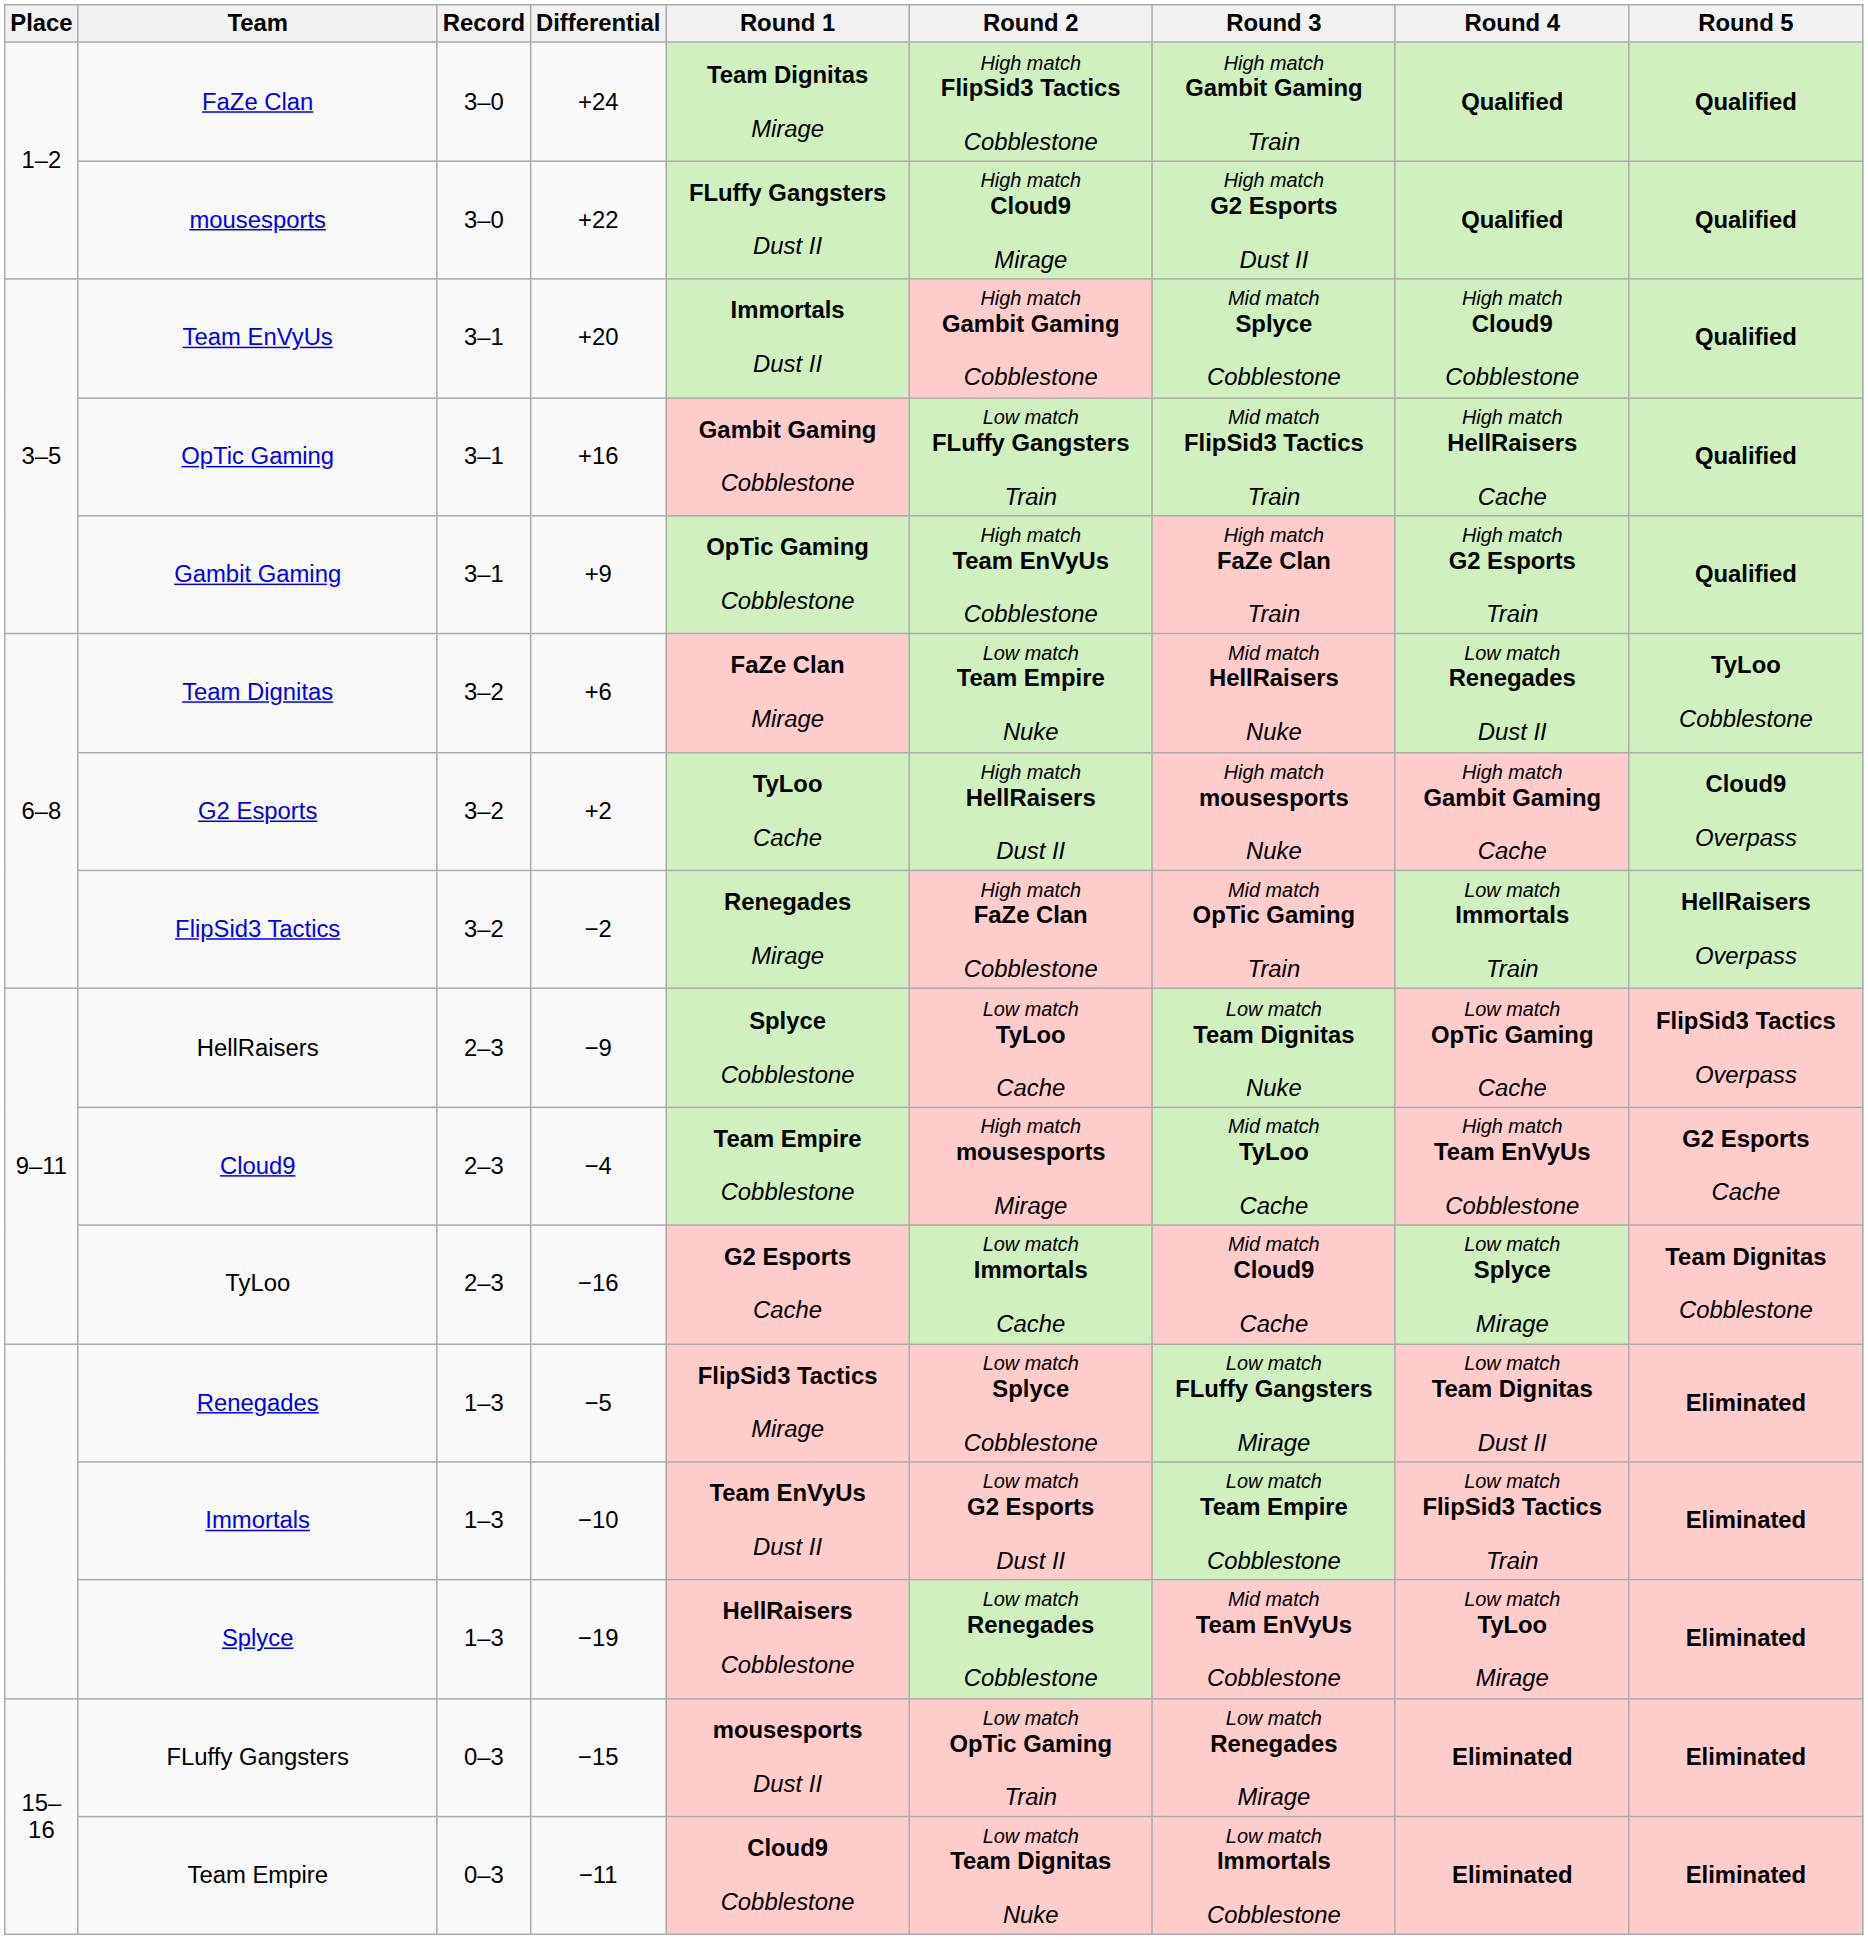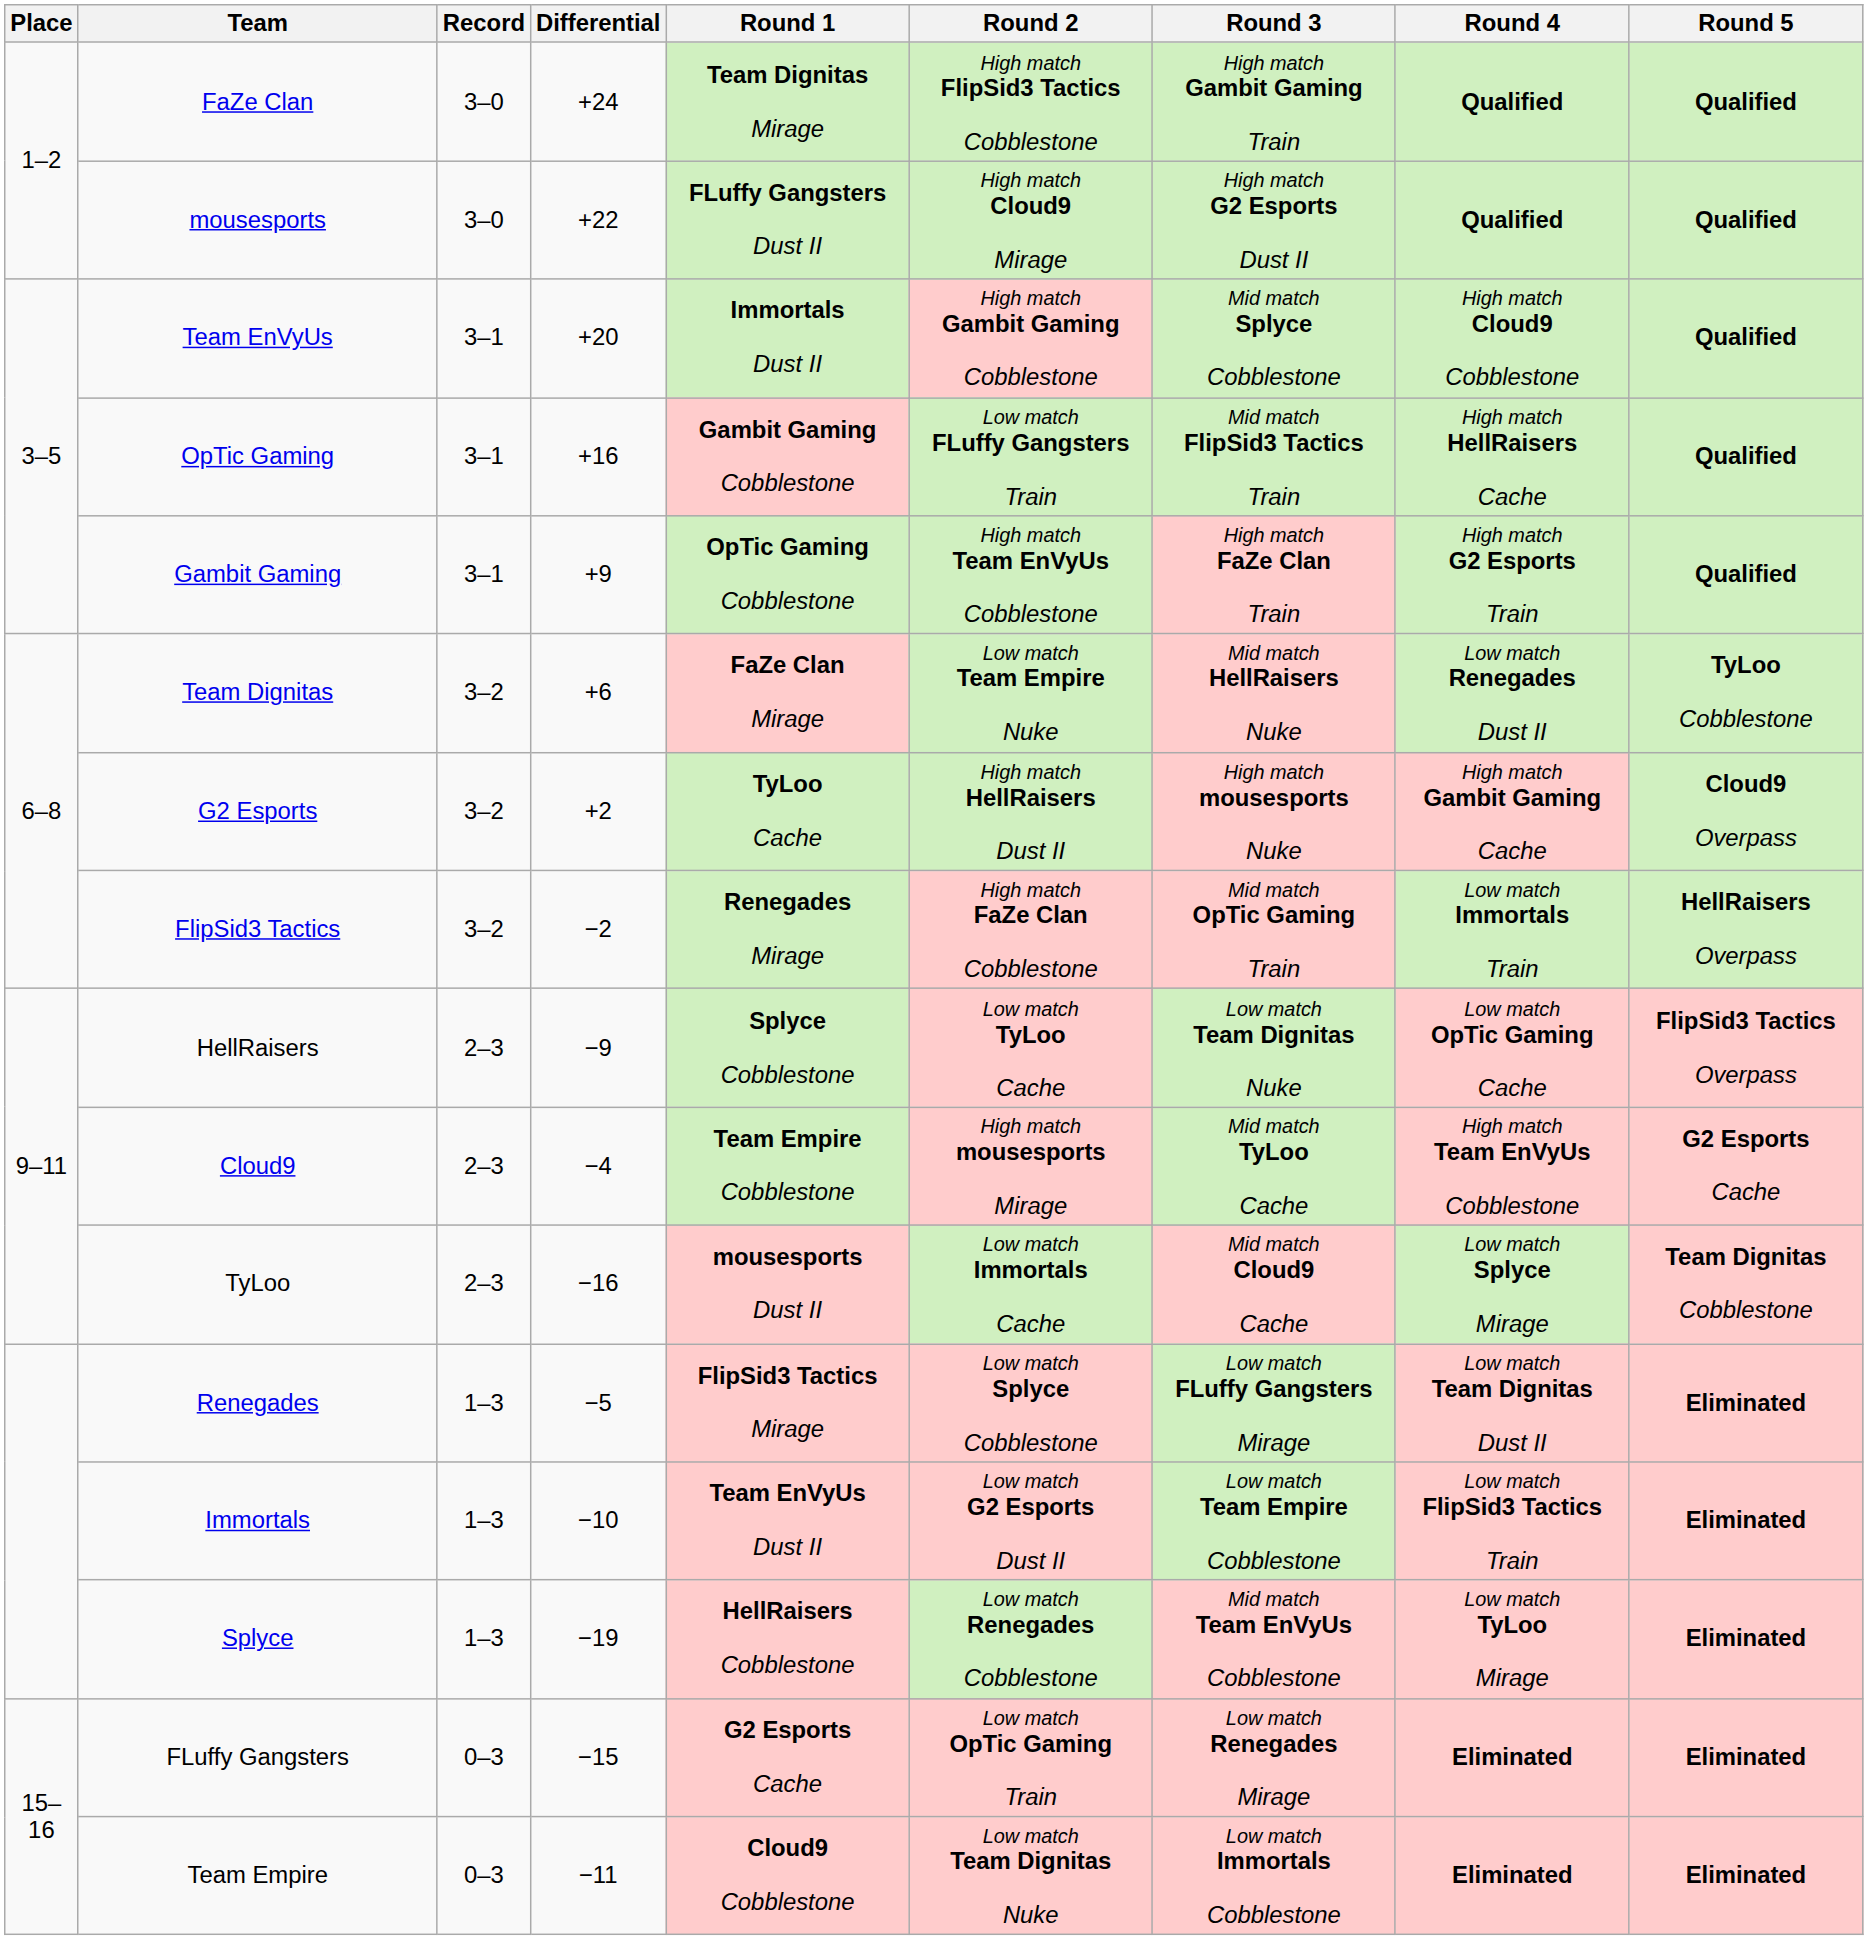(788, 1284) G2 Esports Cache -> (788, 1284) mousesports Dust II
(788, 1757) mousesports Dust II -> (788, 1757) G2 Esports Cache
